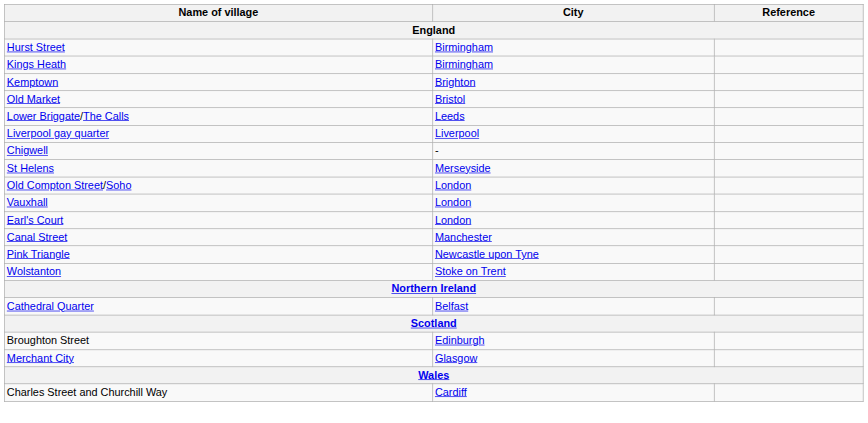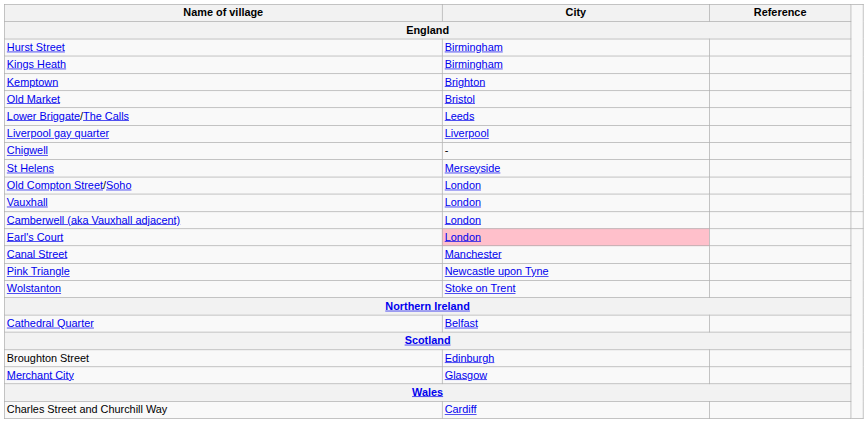+ row: (94, 220)
(453, 220) no background -> (463, 237) pink background
